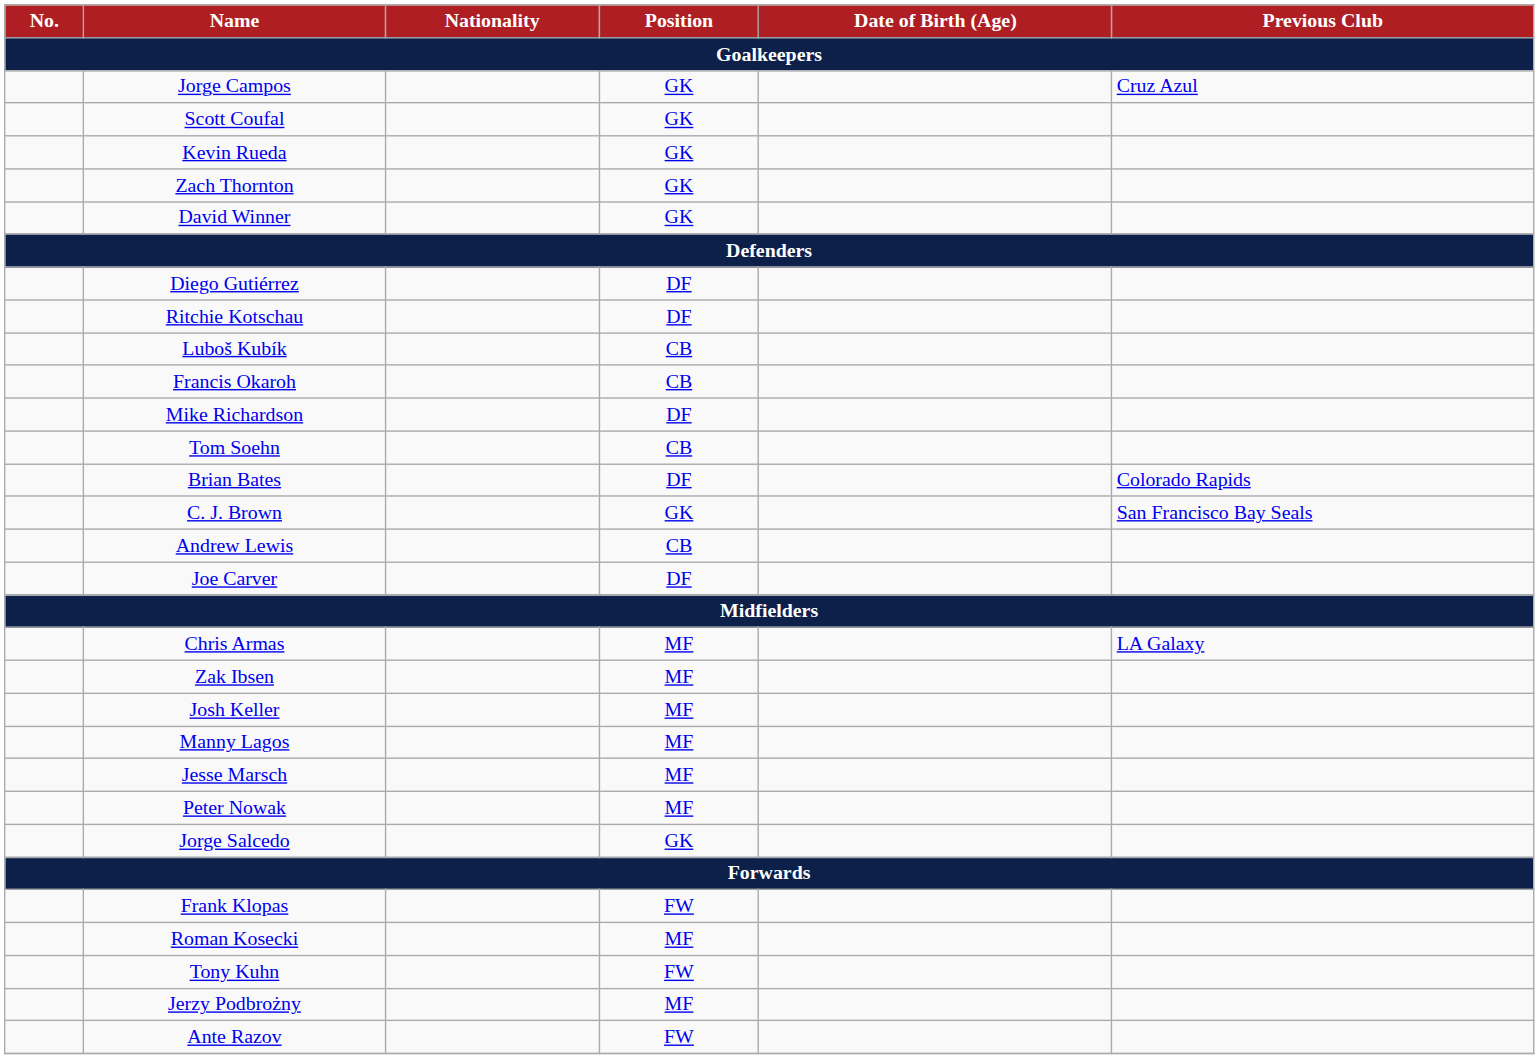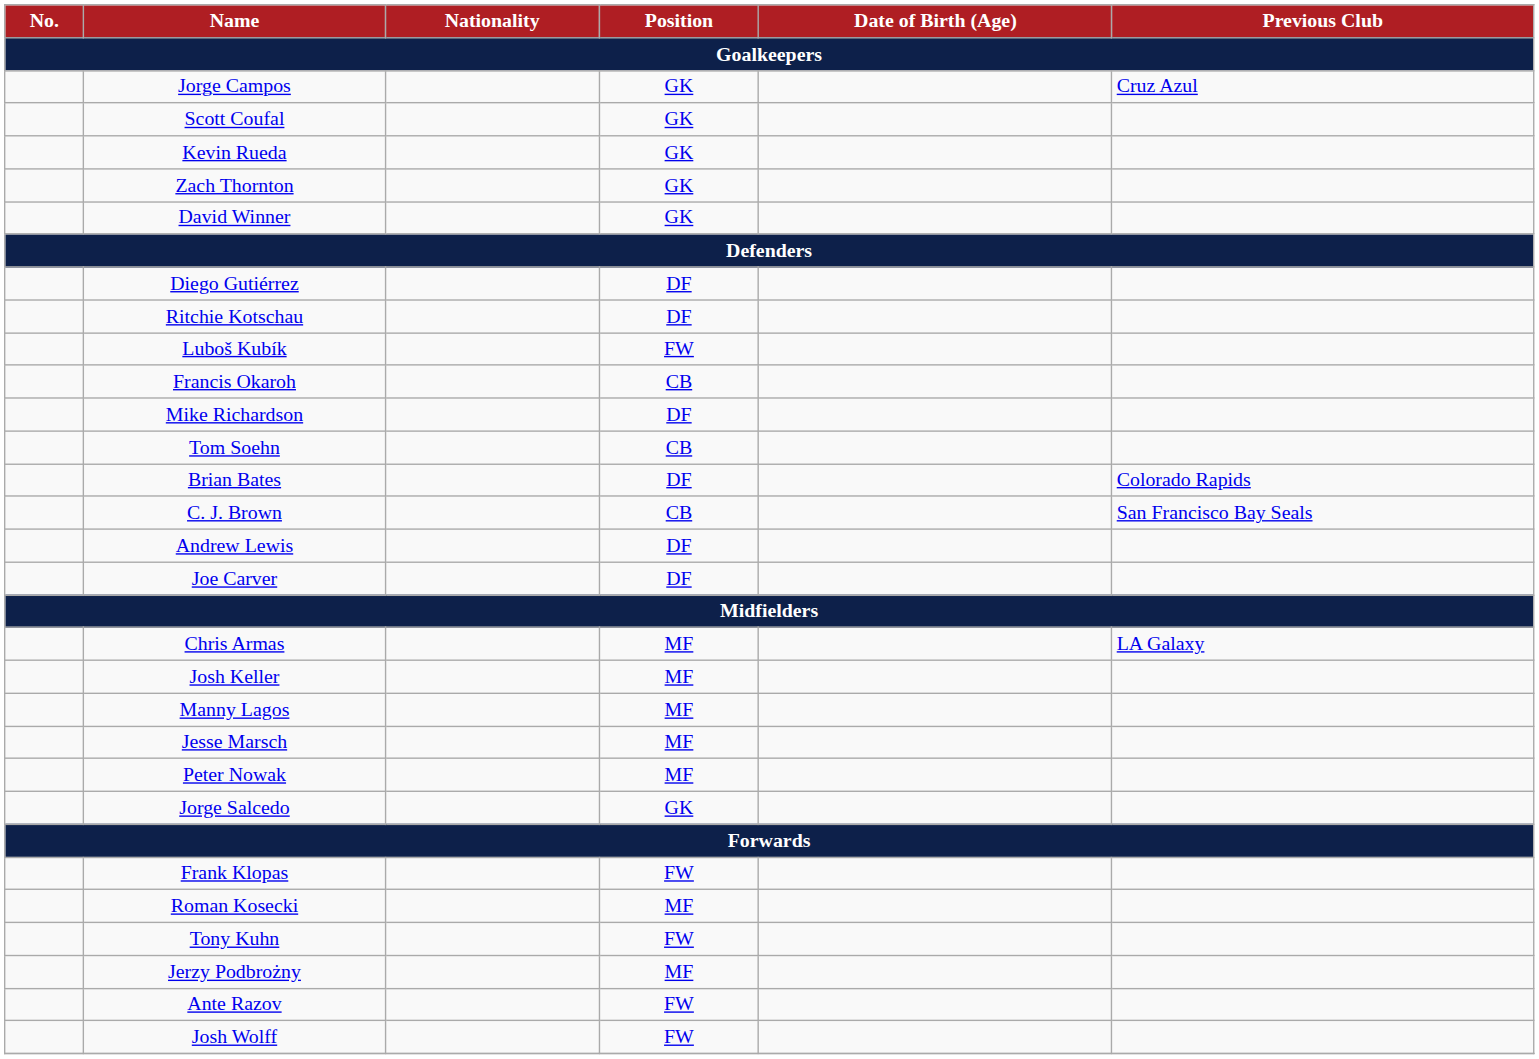(679, 349) CB -> (679, 349) FW
(679, 512) GK -> (679, 512) CB
(679, 545) CB -> (679, 545) DF
- row: (234, 676)
+ row: (234, 1037)
